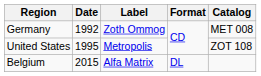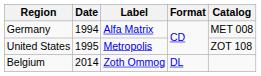(87, 29) 1992 -> (87, 29) 1994
(134, 29) Zoth Ommog -> (128, 29) Alfa Matrix
(87, 63) 2015 -> (87, 63) 2014
(128, 63) Alfa Matrix -> (134, 63) Zoth Ommog
